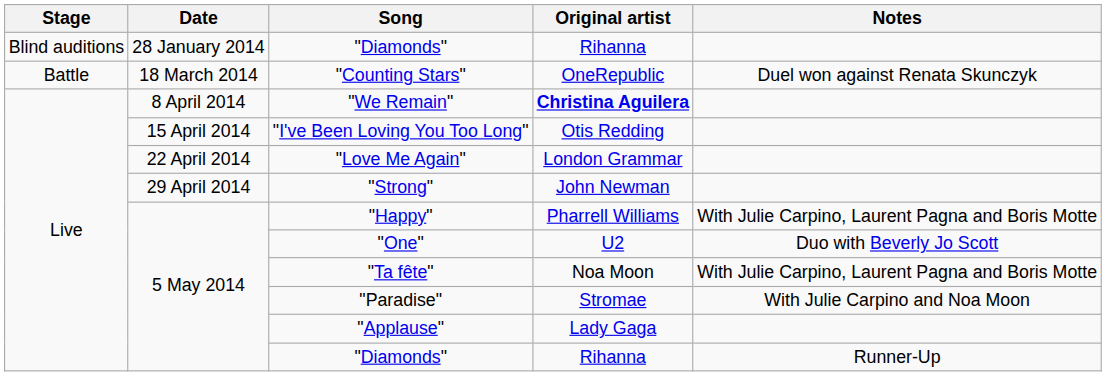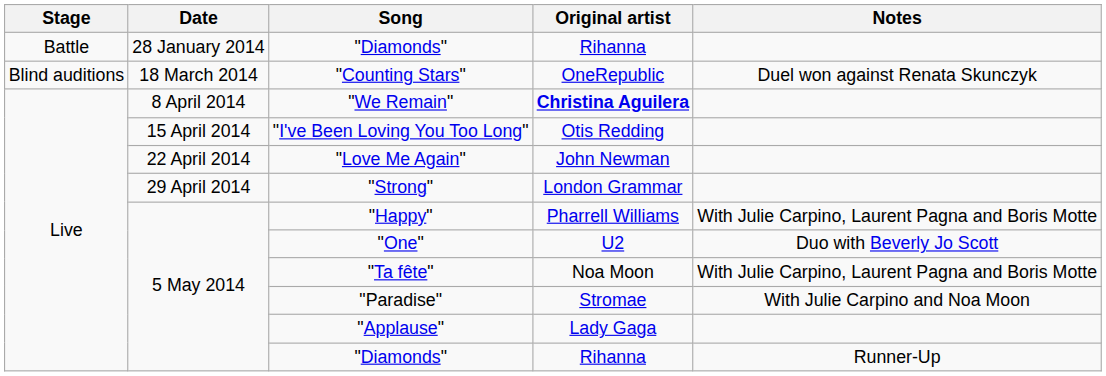(66, 46) Blind auditions -> (66, 46) Battle
(66, 74) Battle -> (66, 74) Blind auditions
(613, 159) London Grammar -> (613, 159) John Newman
(613, 187) John Newman -> (613, 187) London Grammar
